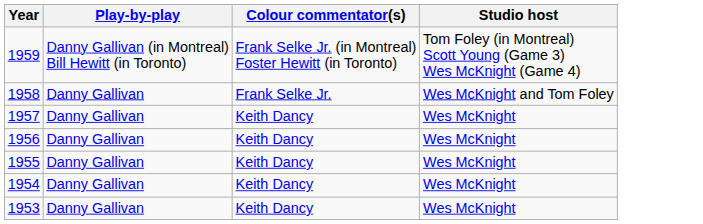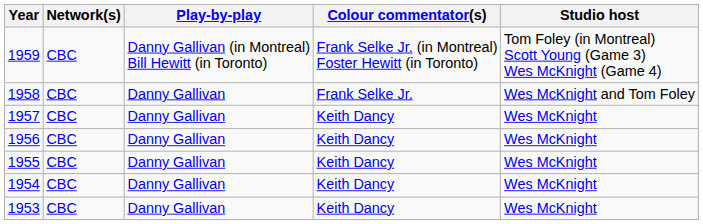+ column: (84, 15)
